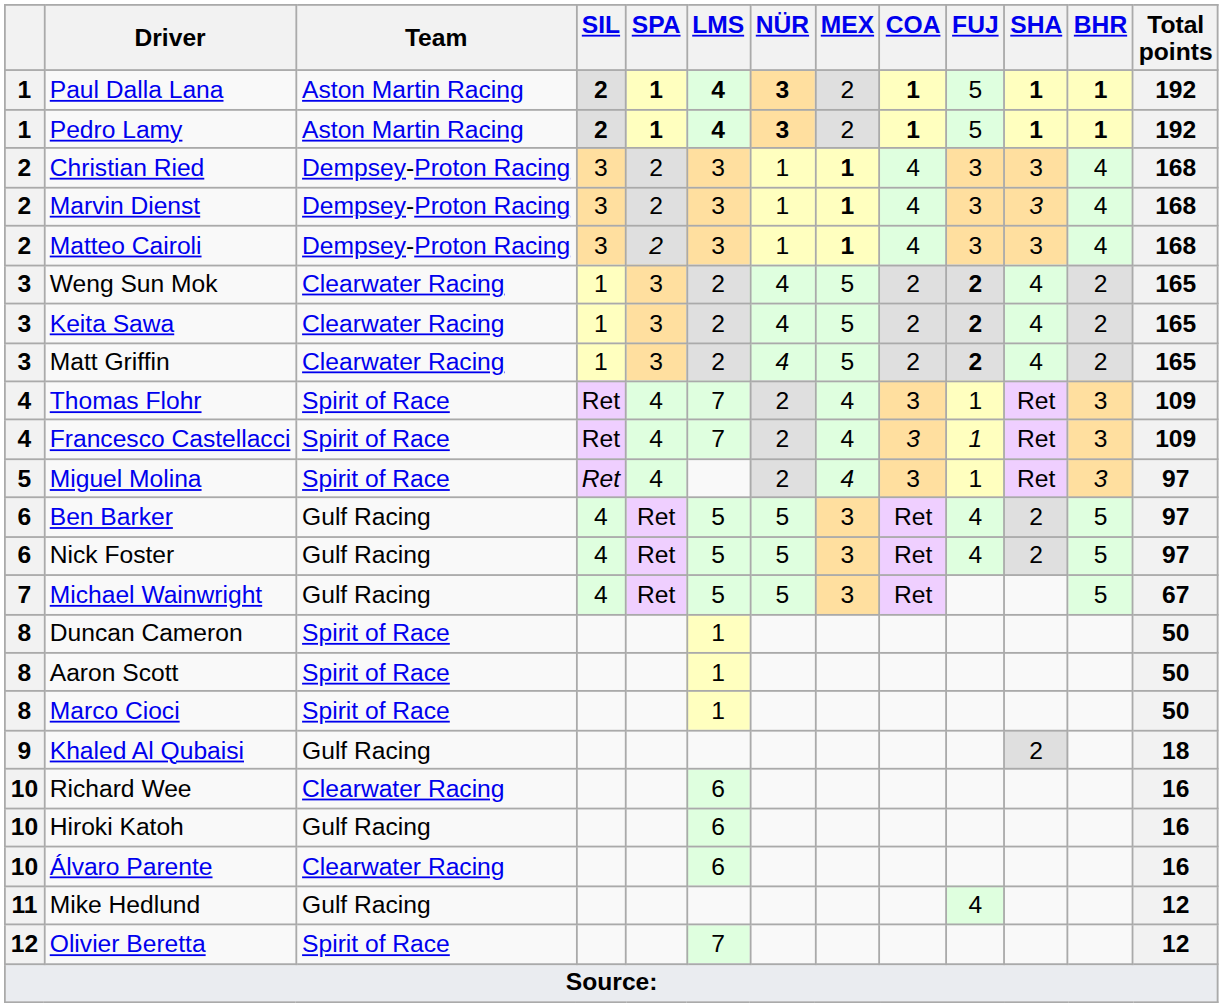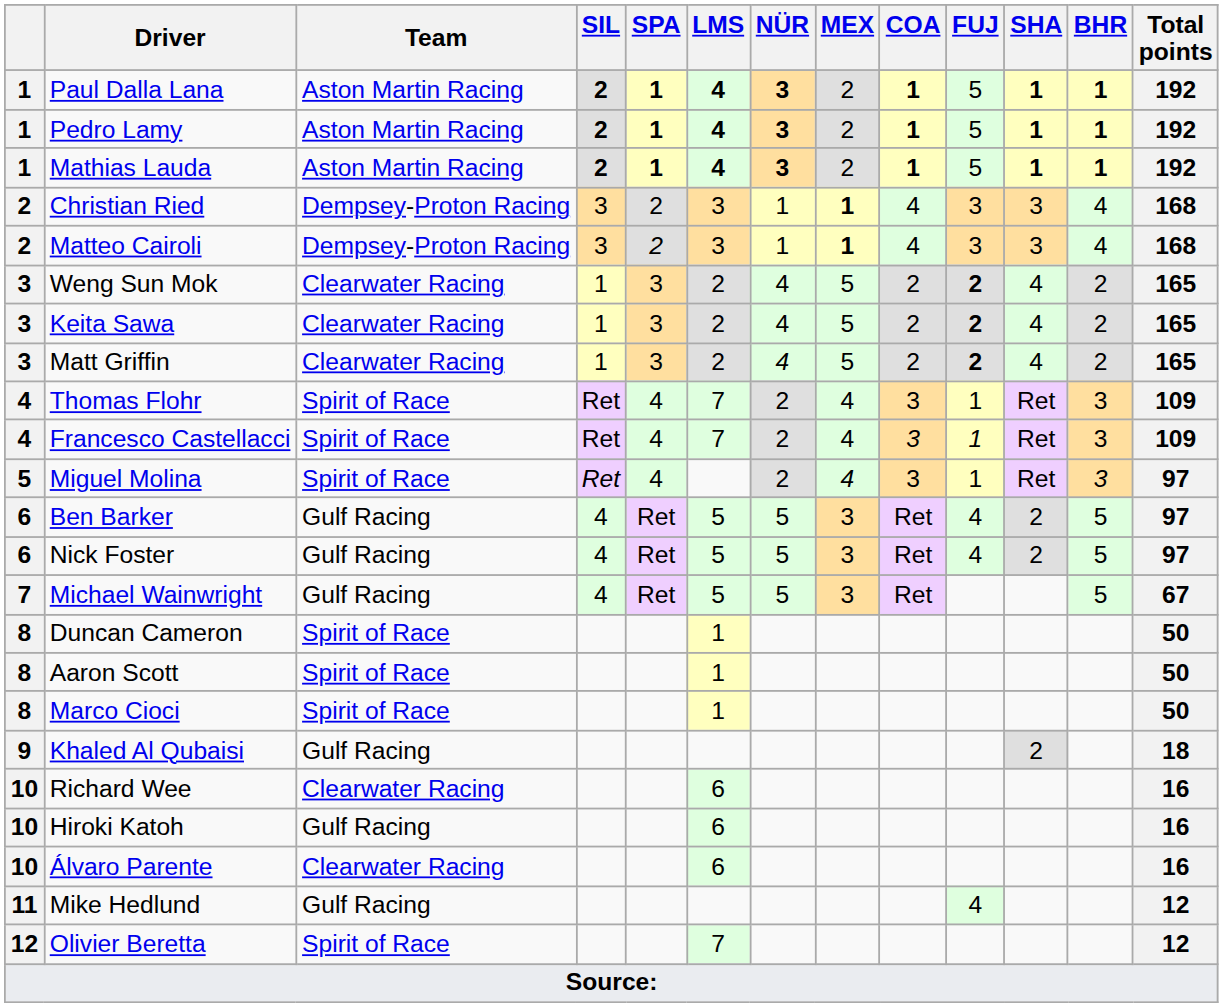+ row: (130, 167)
- row: (125, 206)
